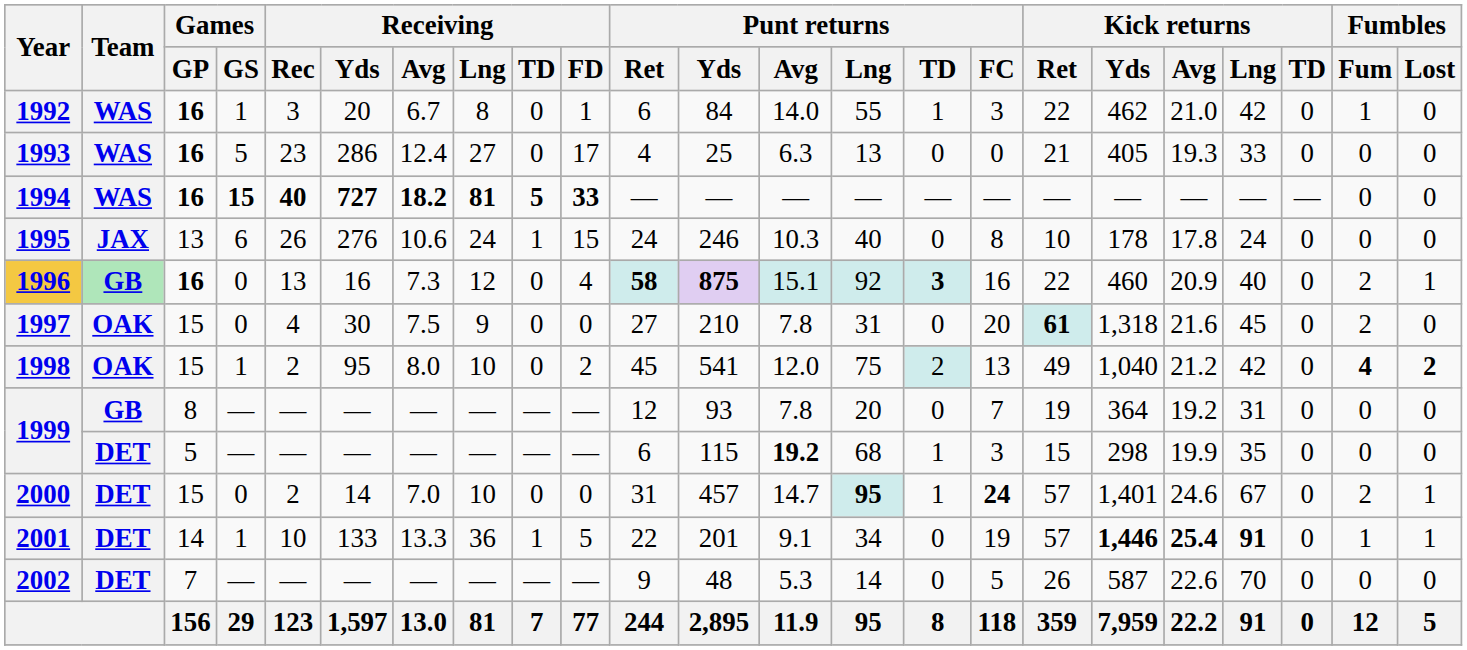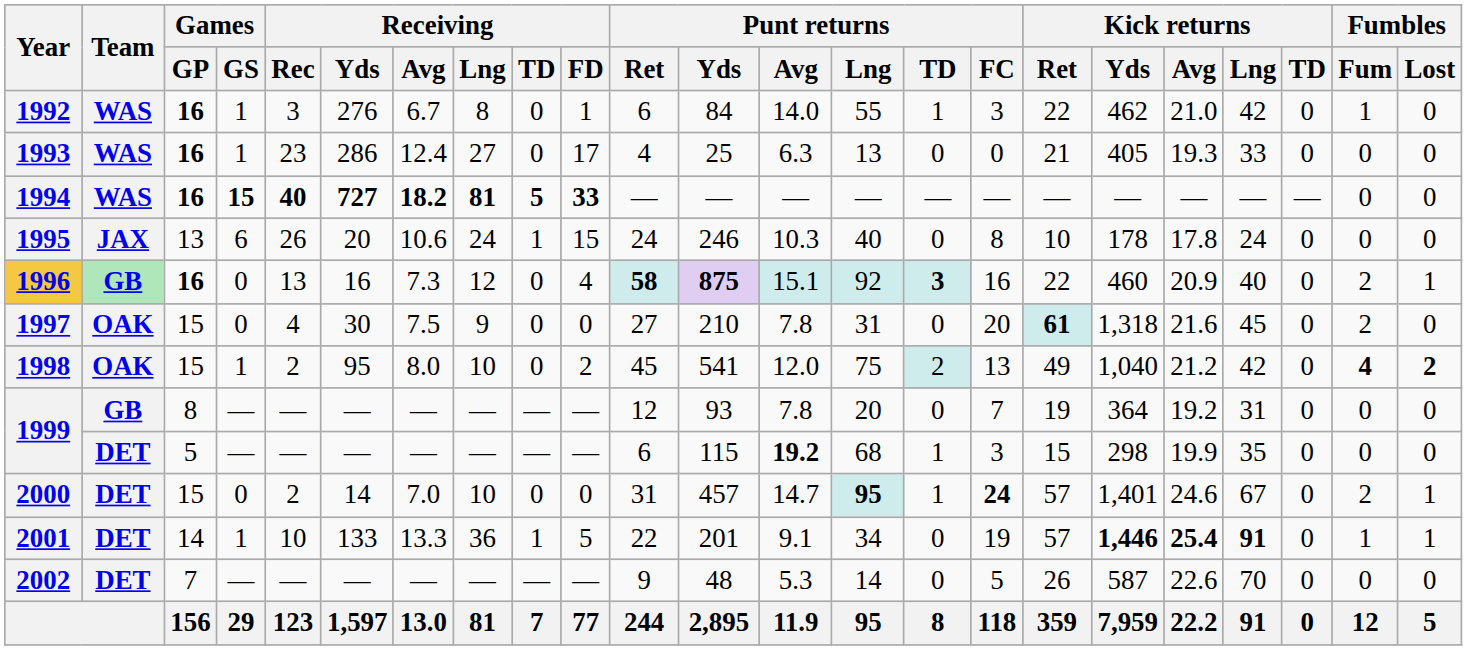(357, 111) 20 -> (357, 111) 276
(241, 153) 5 -> (241, 153) 1
(357, 238) 276 -> (357, 238) 20
